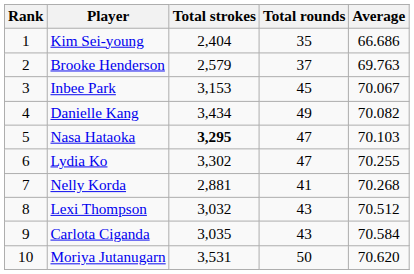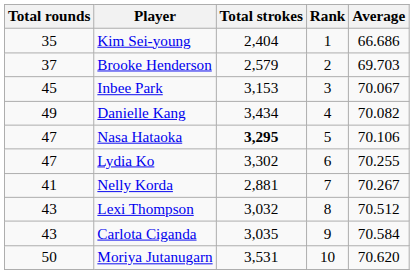columns swapped: (26, 16) <-> (304, 16)
(379, 64) 69.763 -> (379, 64) 69.703
(379, 137) 70.103 -> (379, 137) 70.106
(379, 185) 70.268 -> (379, 185) 70.267
